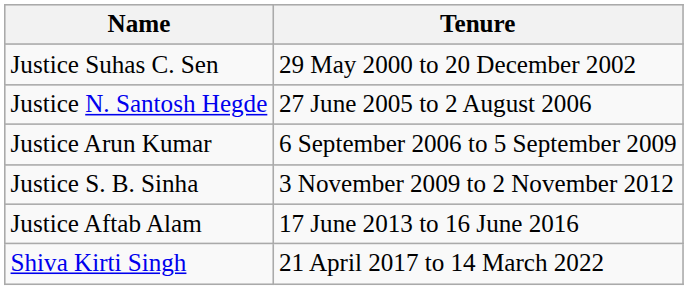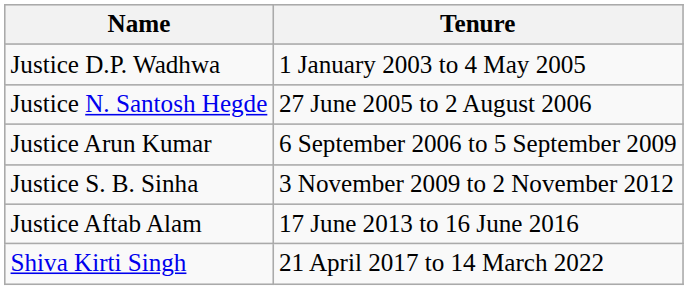- row: (115, 64)
+ row: (115, 64)
